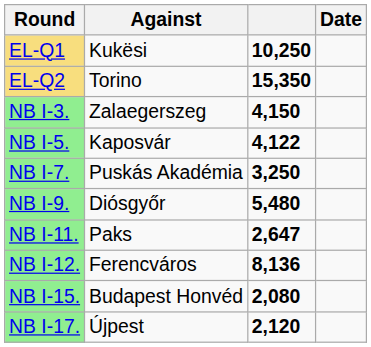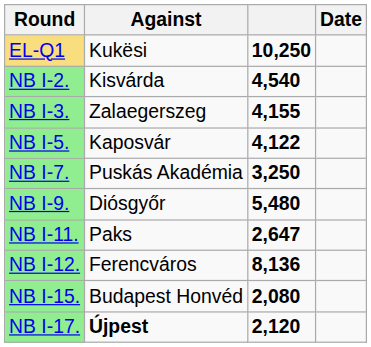- row: (37, 81)
+ row: (39, 81)
(276, 111) 4,150 -> (276, 111) 4,155
(116, 326) normal -> (119, 326) bold
